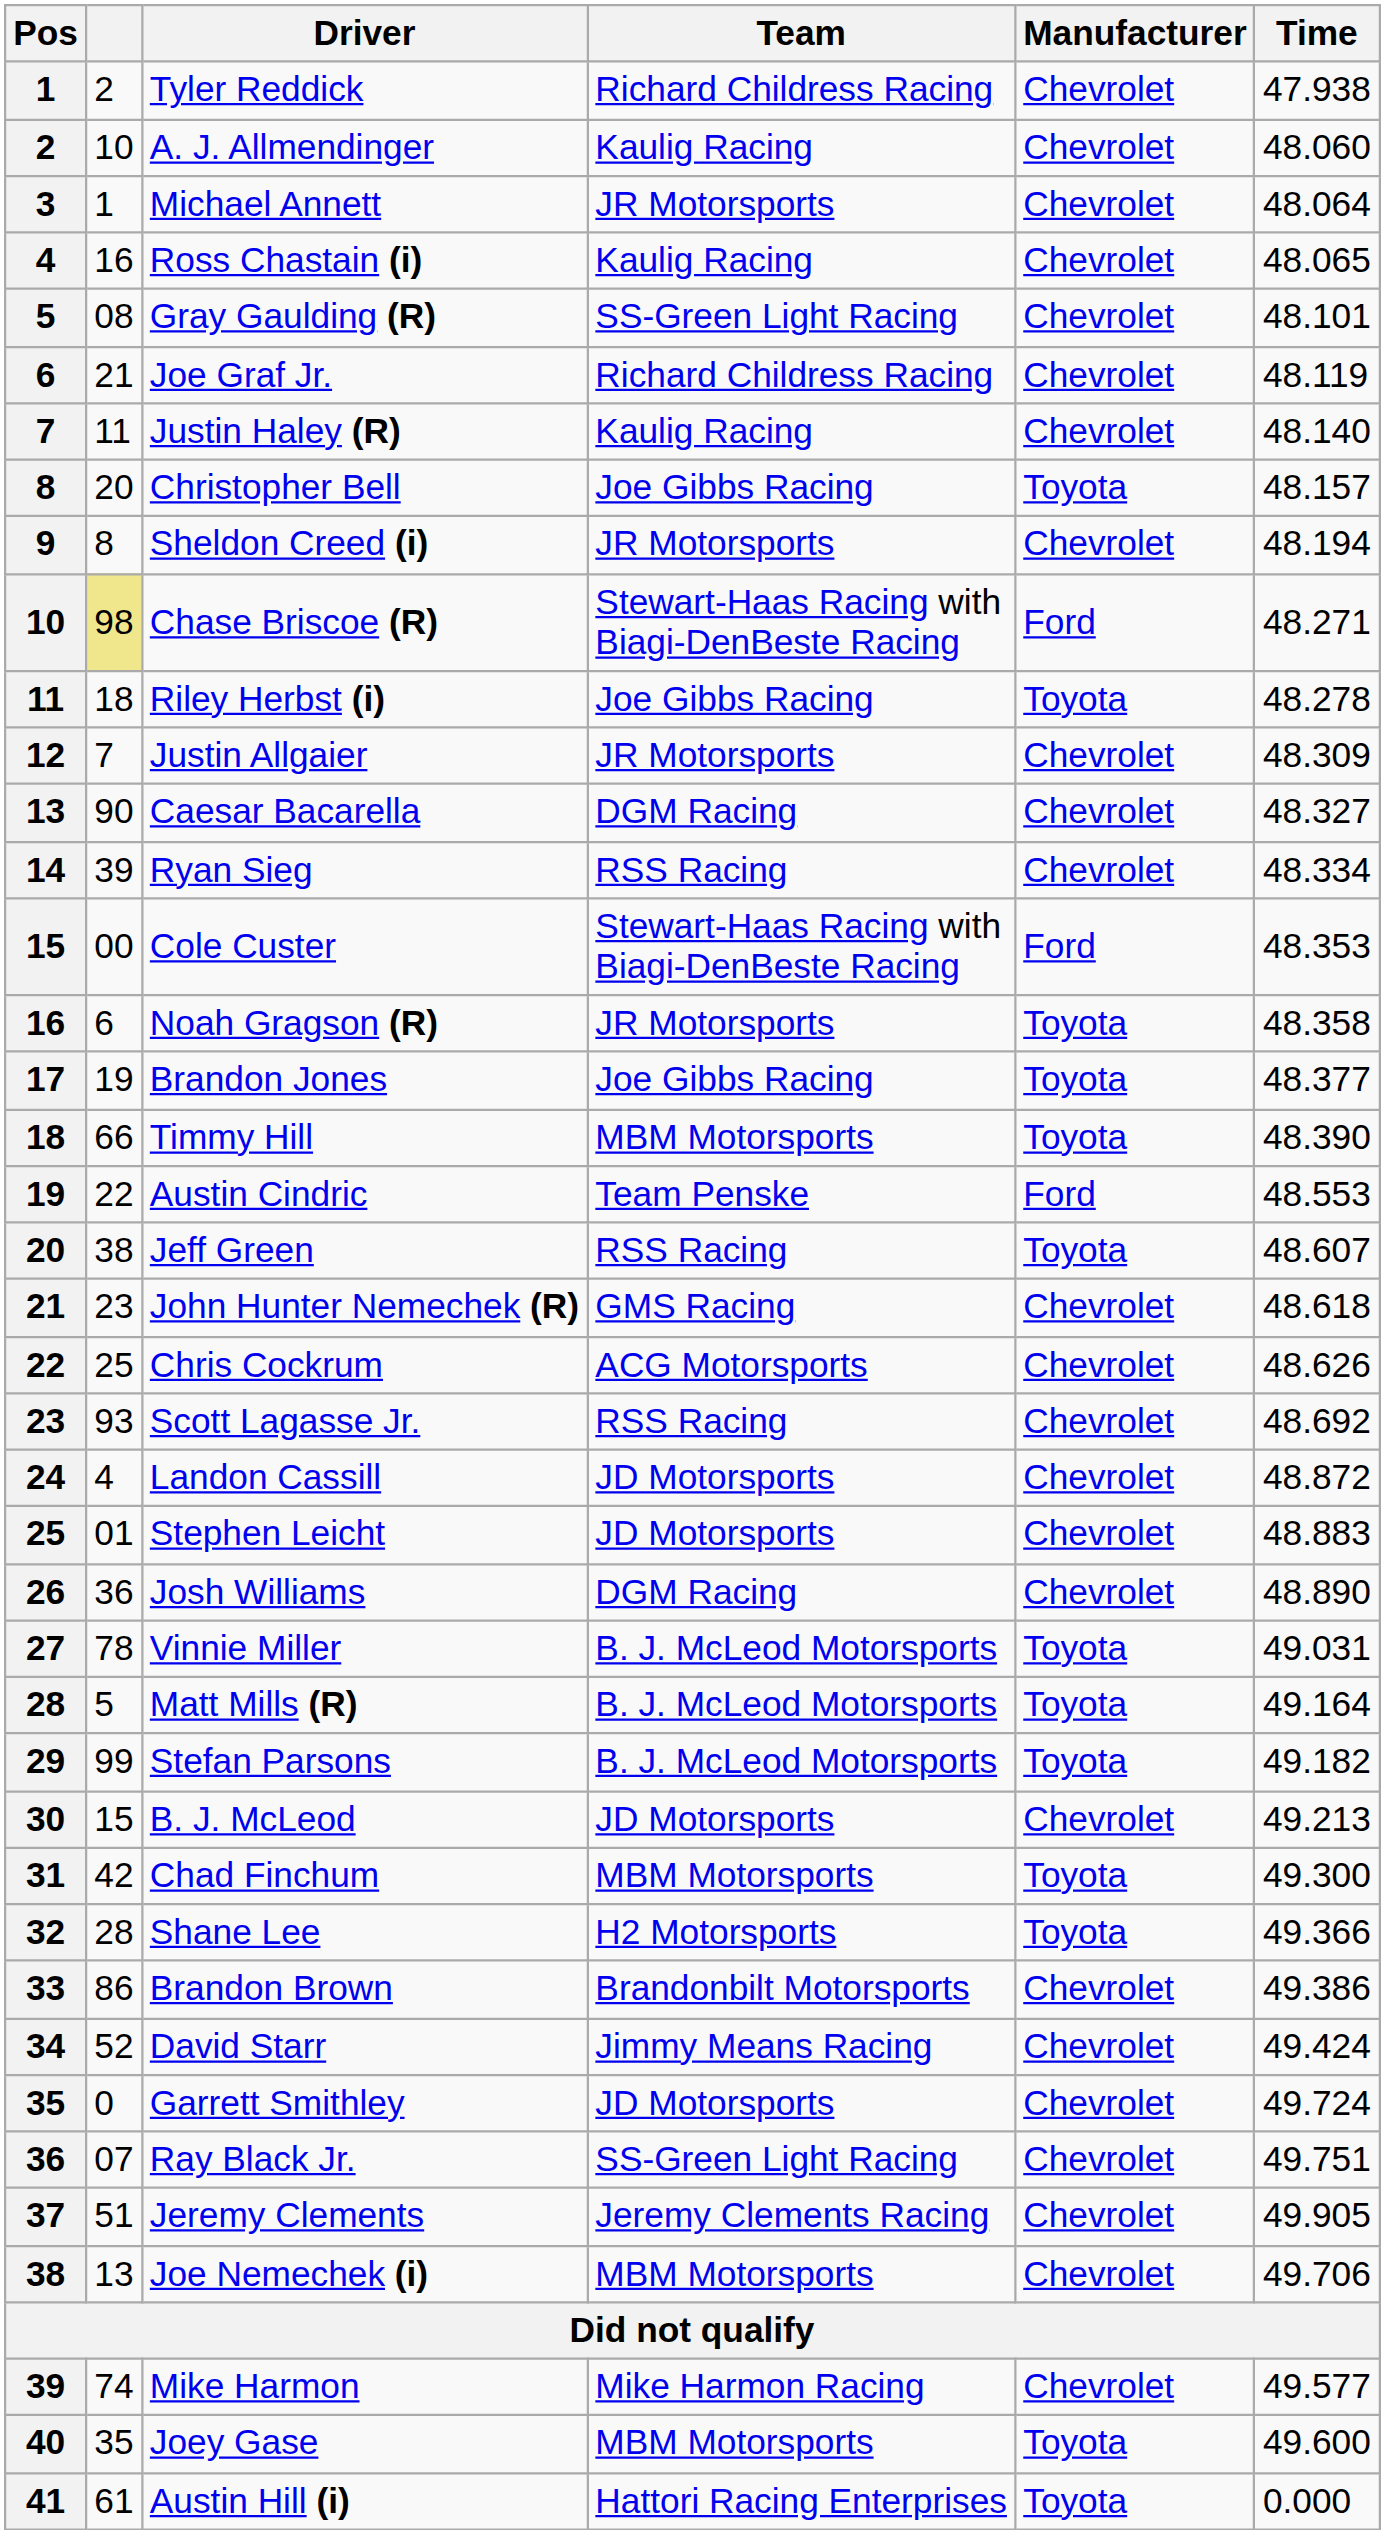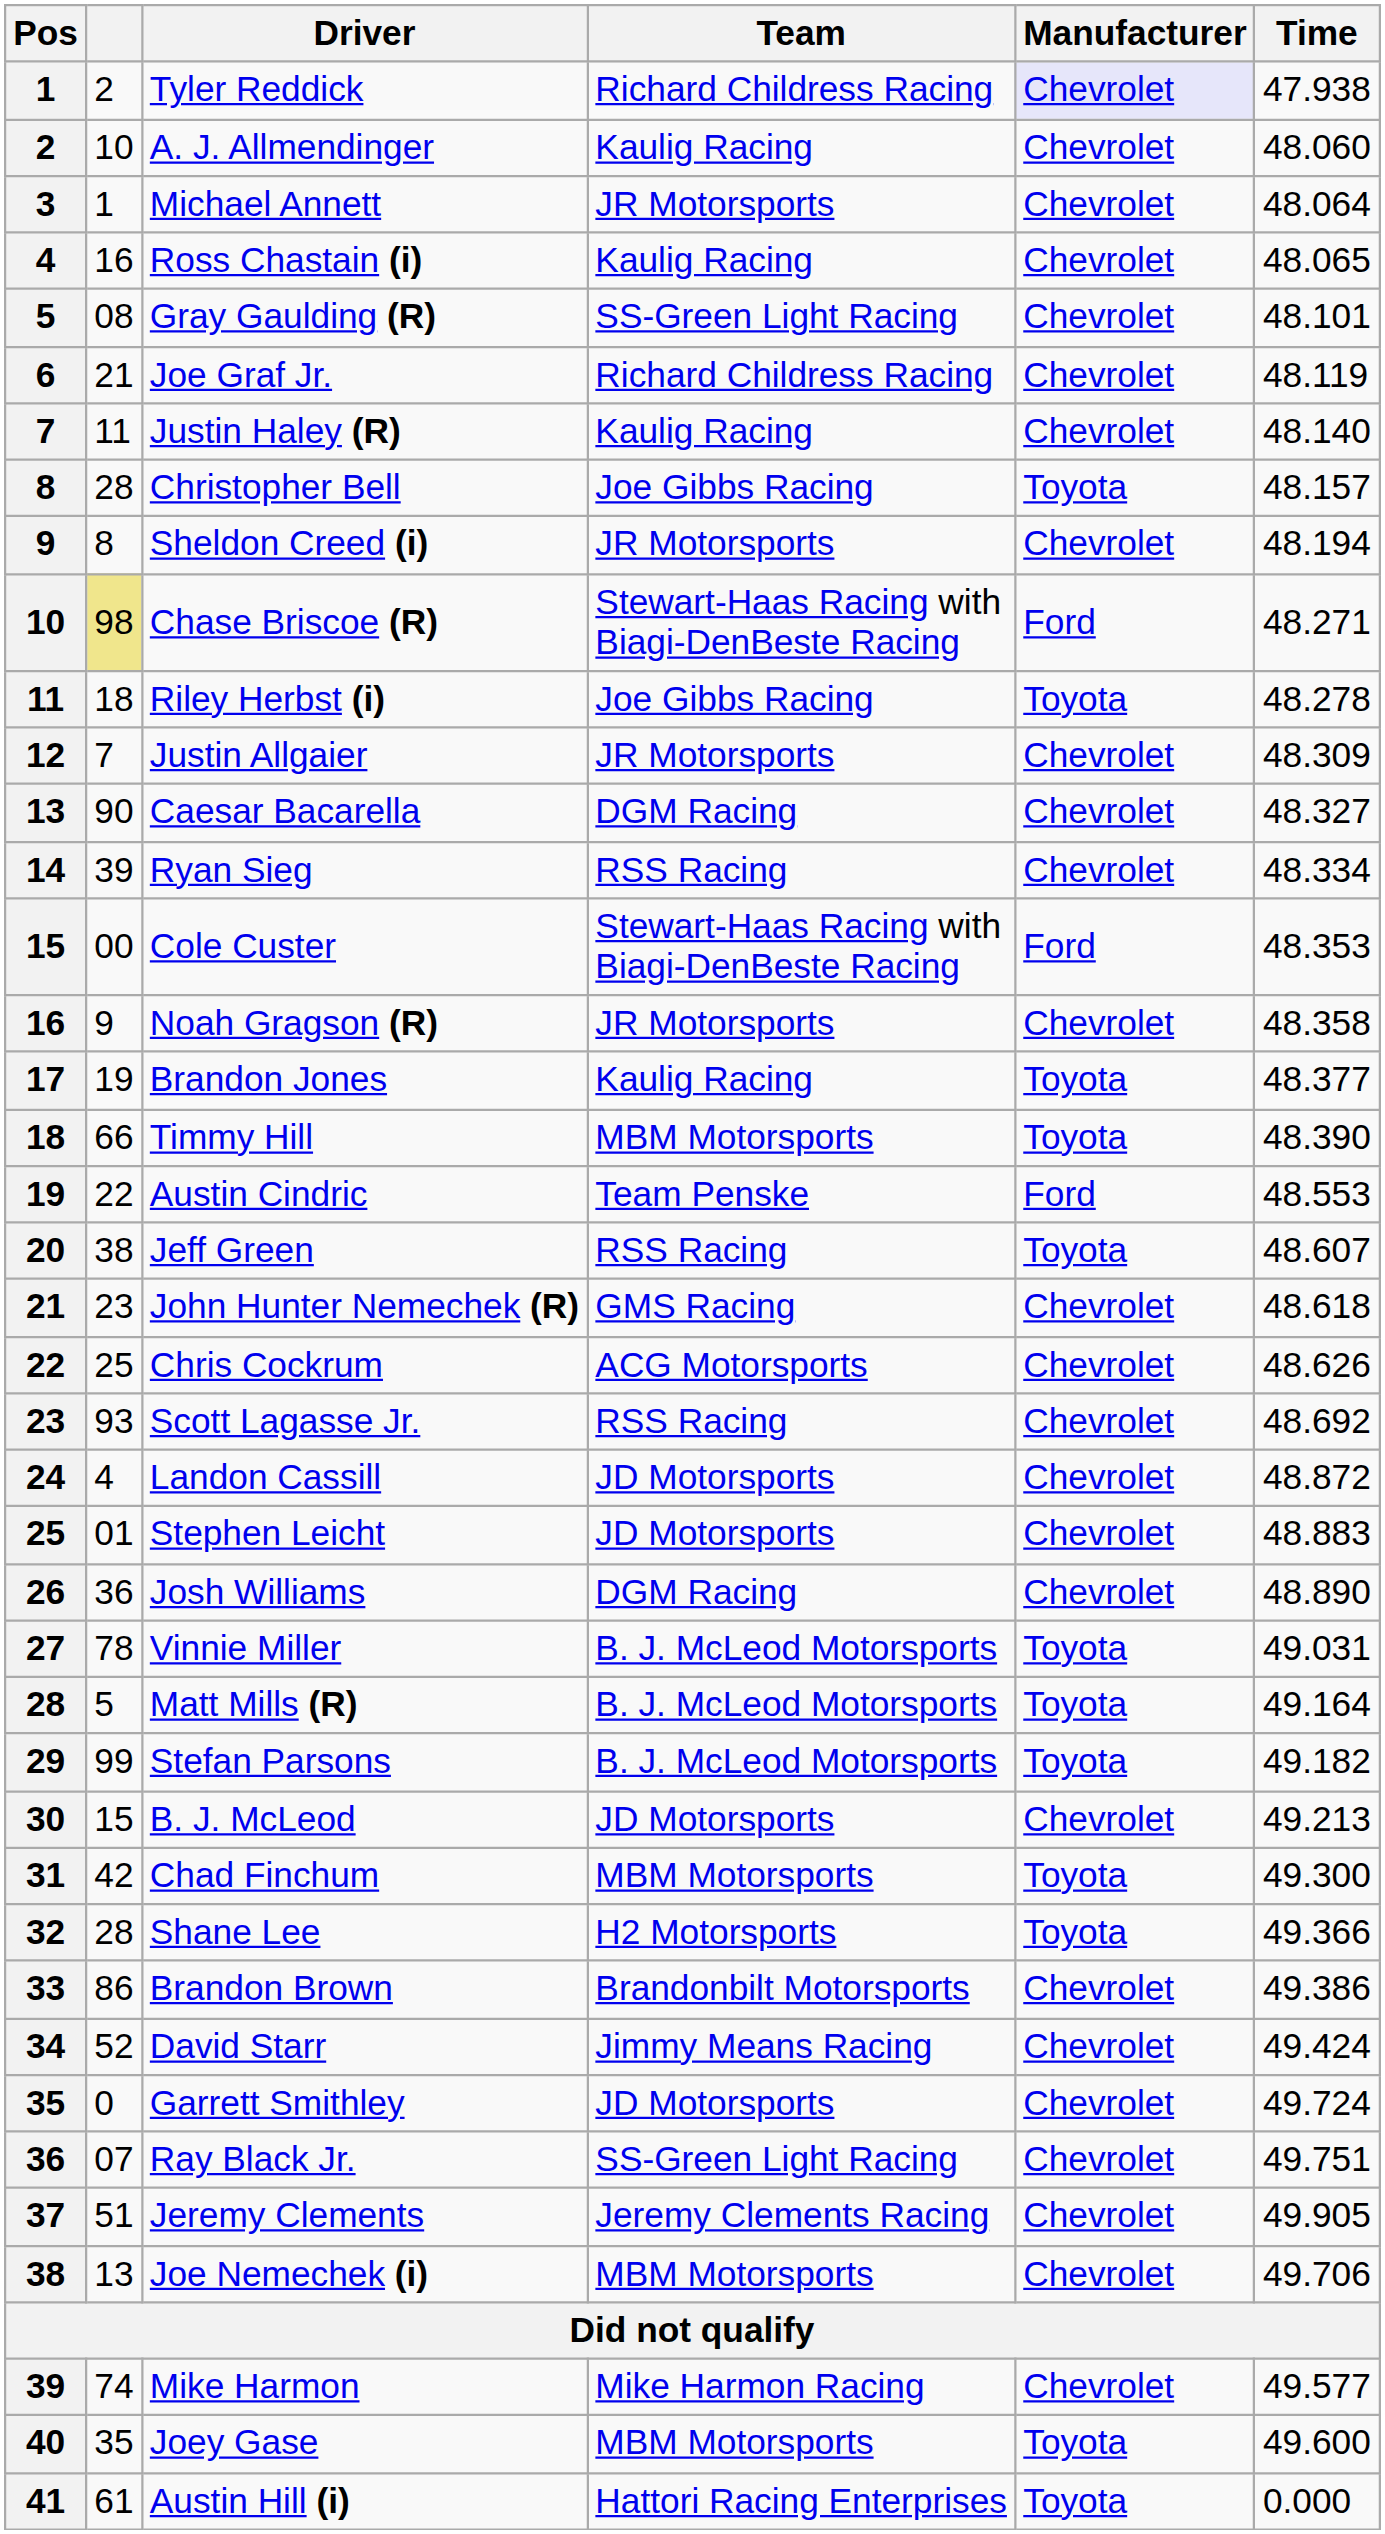(1099, 89) no background -> (1099, 89) lavender background
(114, 487) 20 -> (114, 487) 28
(104, 1022) 6 -> (104, 1022) 9
(1075, 1022) Toyota -> (1099, 1022) Chevrolet
(735, 1079) Joe Gibbs Racing -> (704, 1079) Kaulig Racing
